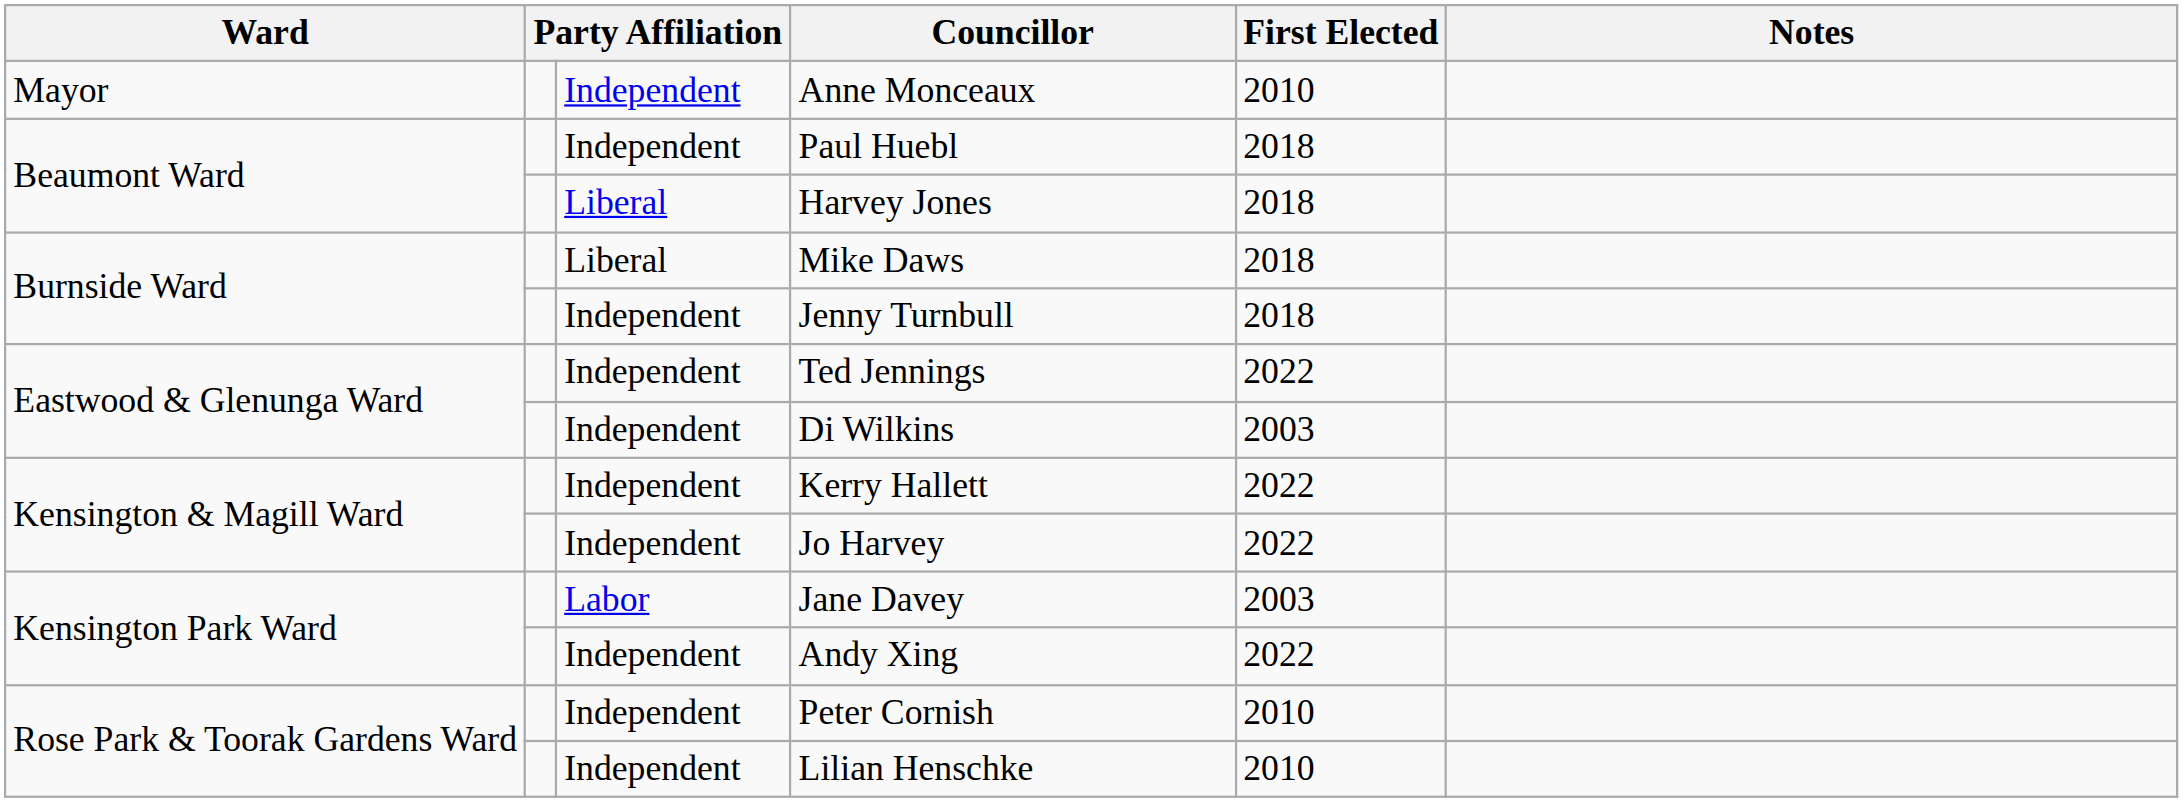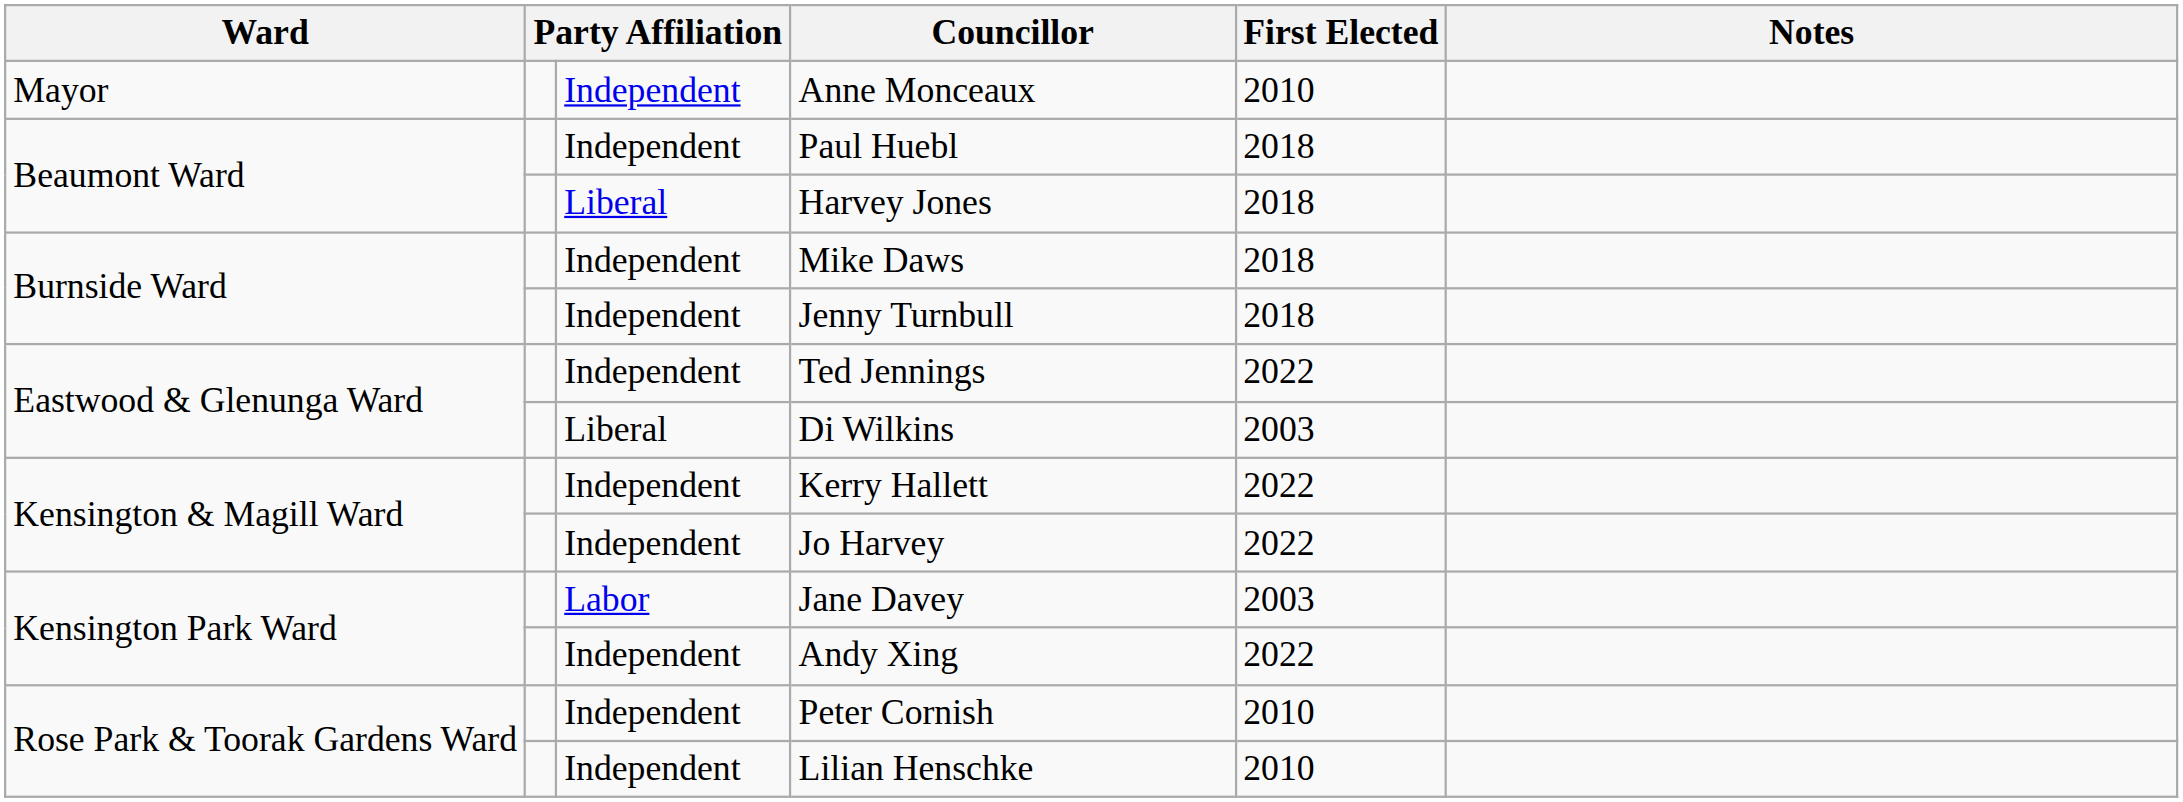(616, 259) Liberal -> (652, 259) Independent
(652, 428) Independent -> (616, 428) Liberal
